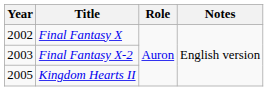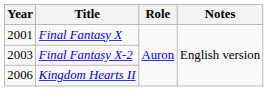(20, 34) 2002 -> (20, 34) 2001
(20, 75) 2005 -> (20, 75) 2006
